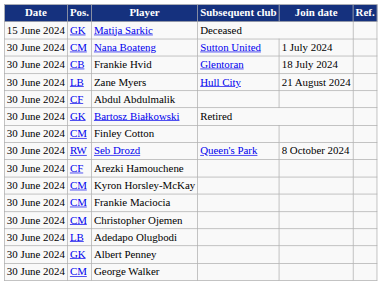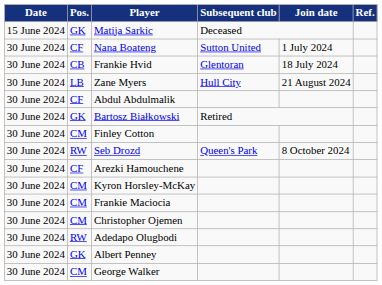(78, 47) CM -> (77, 47) CF
(77, 237) LB -> (78, 237) RW
